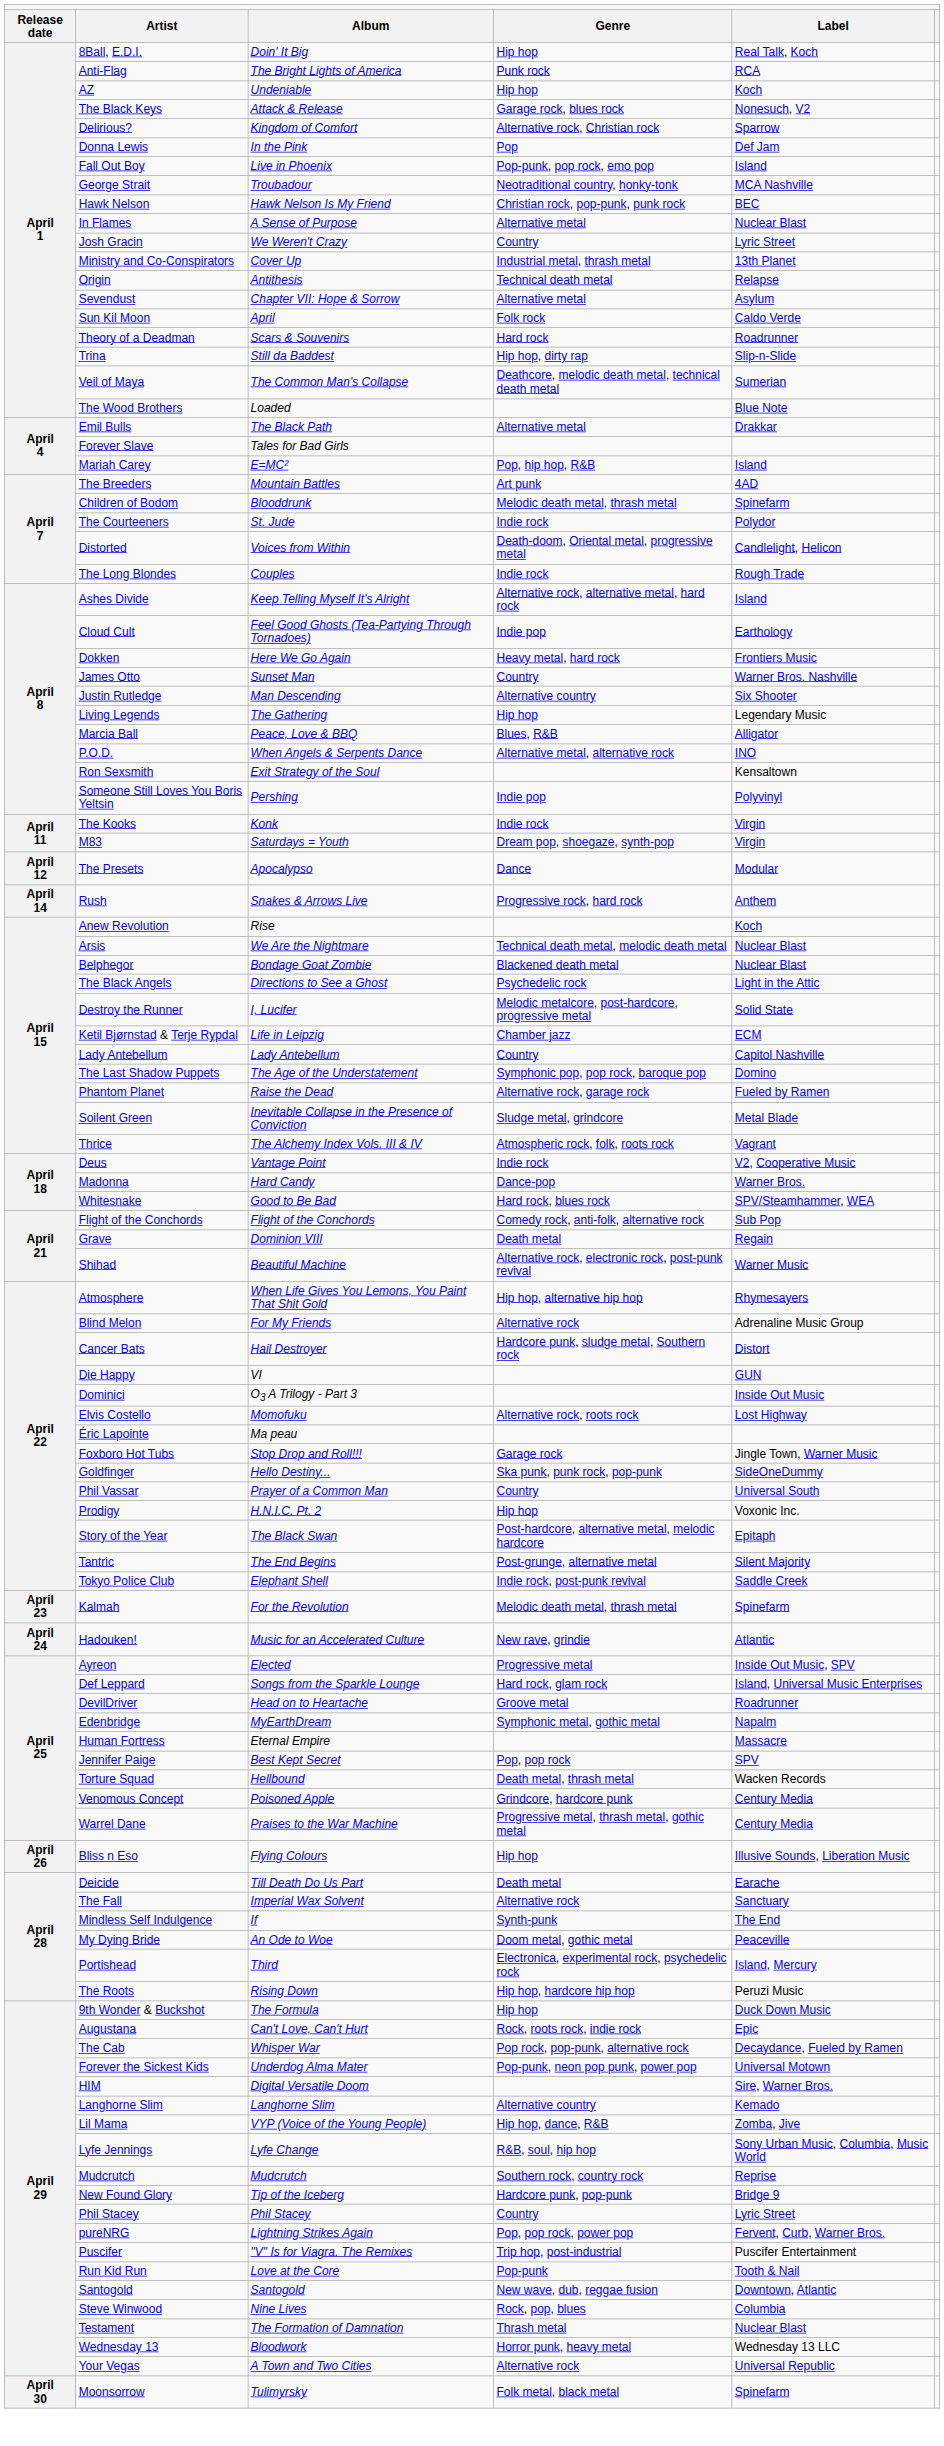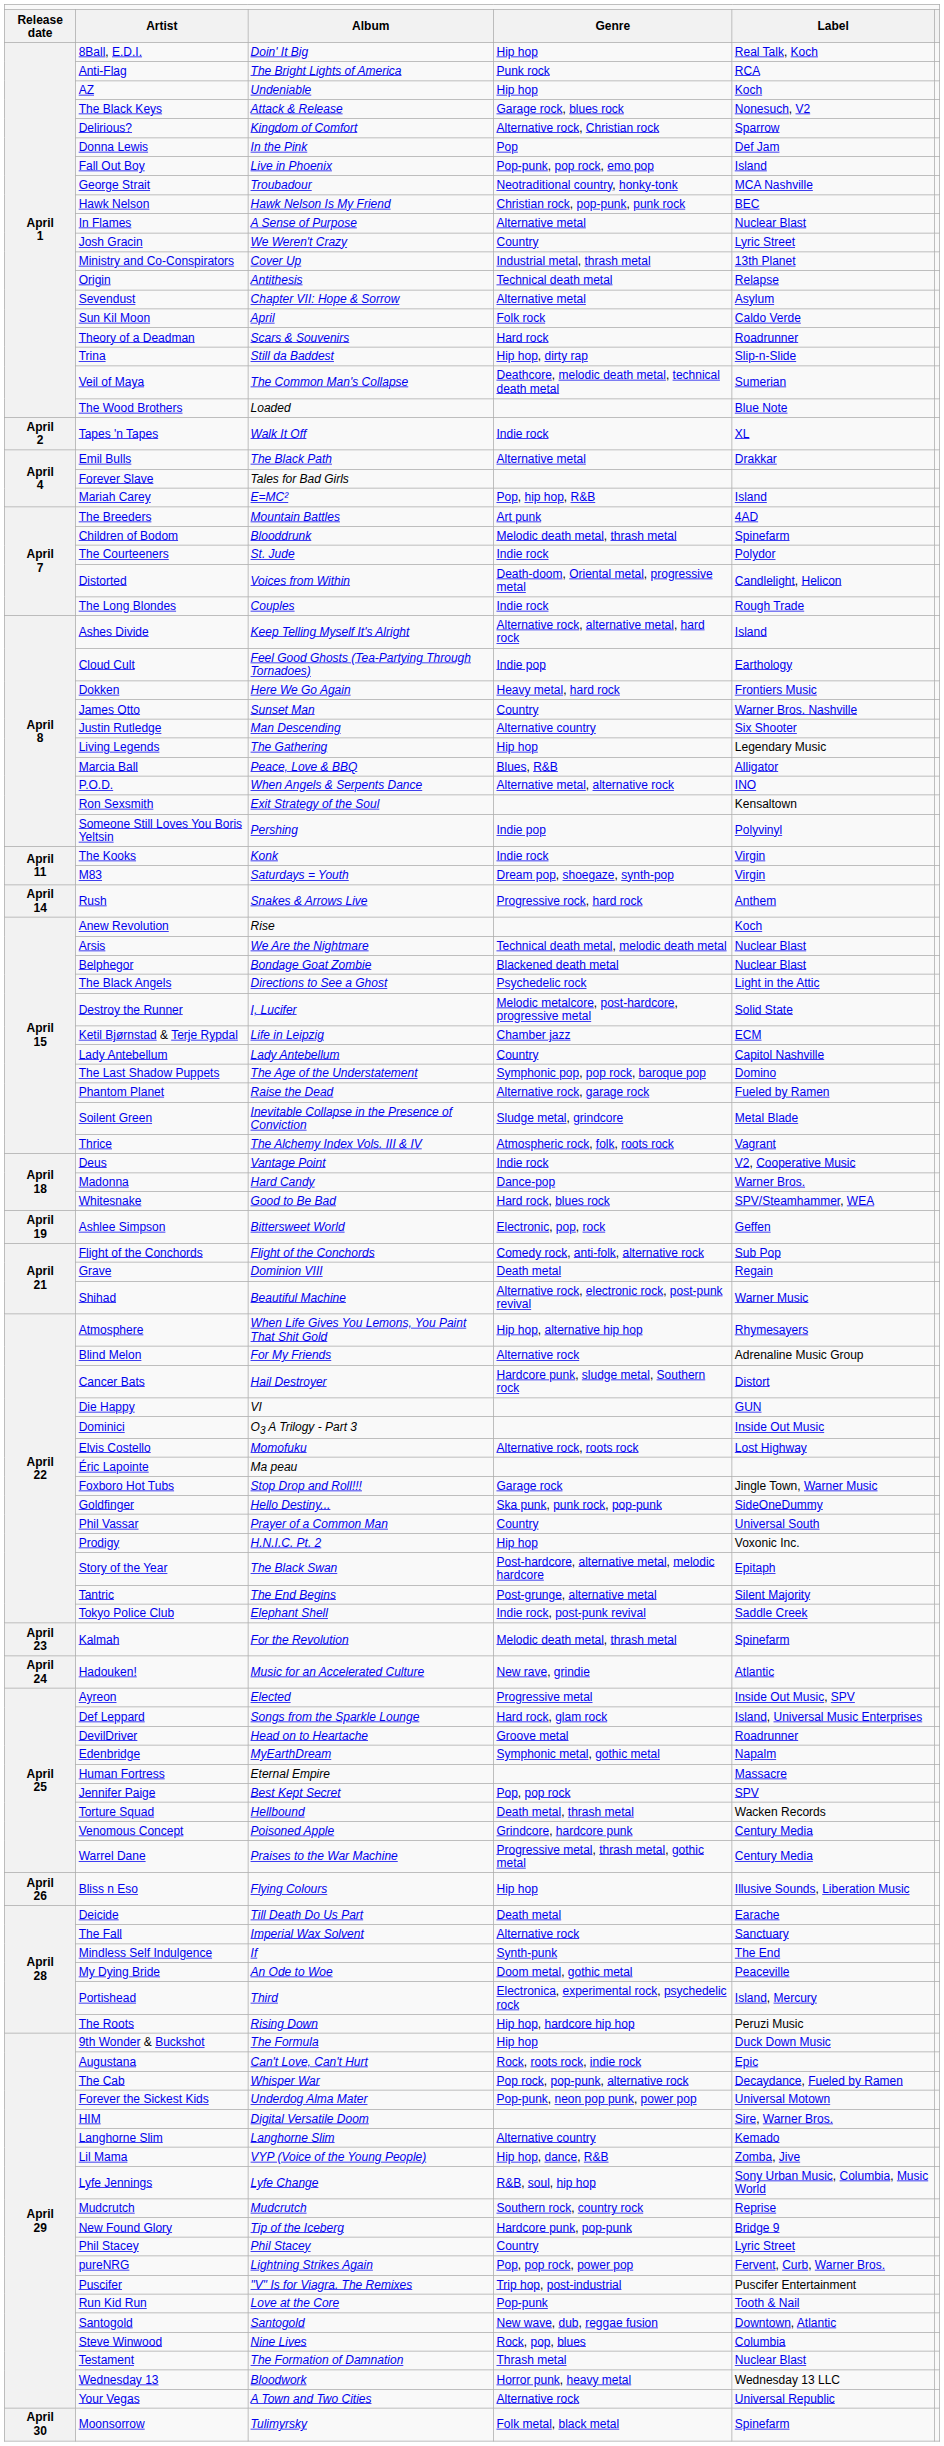+ row: (118, 433)
- row: (111, 868)
+ row: (122, 1227)
